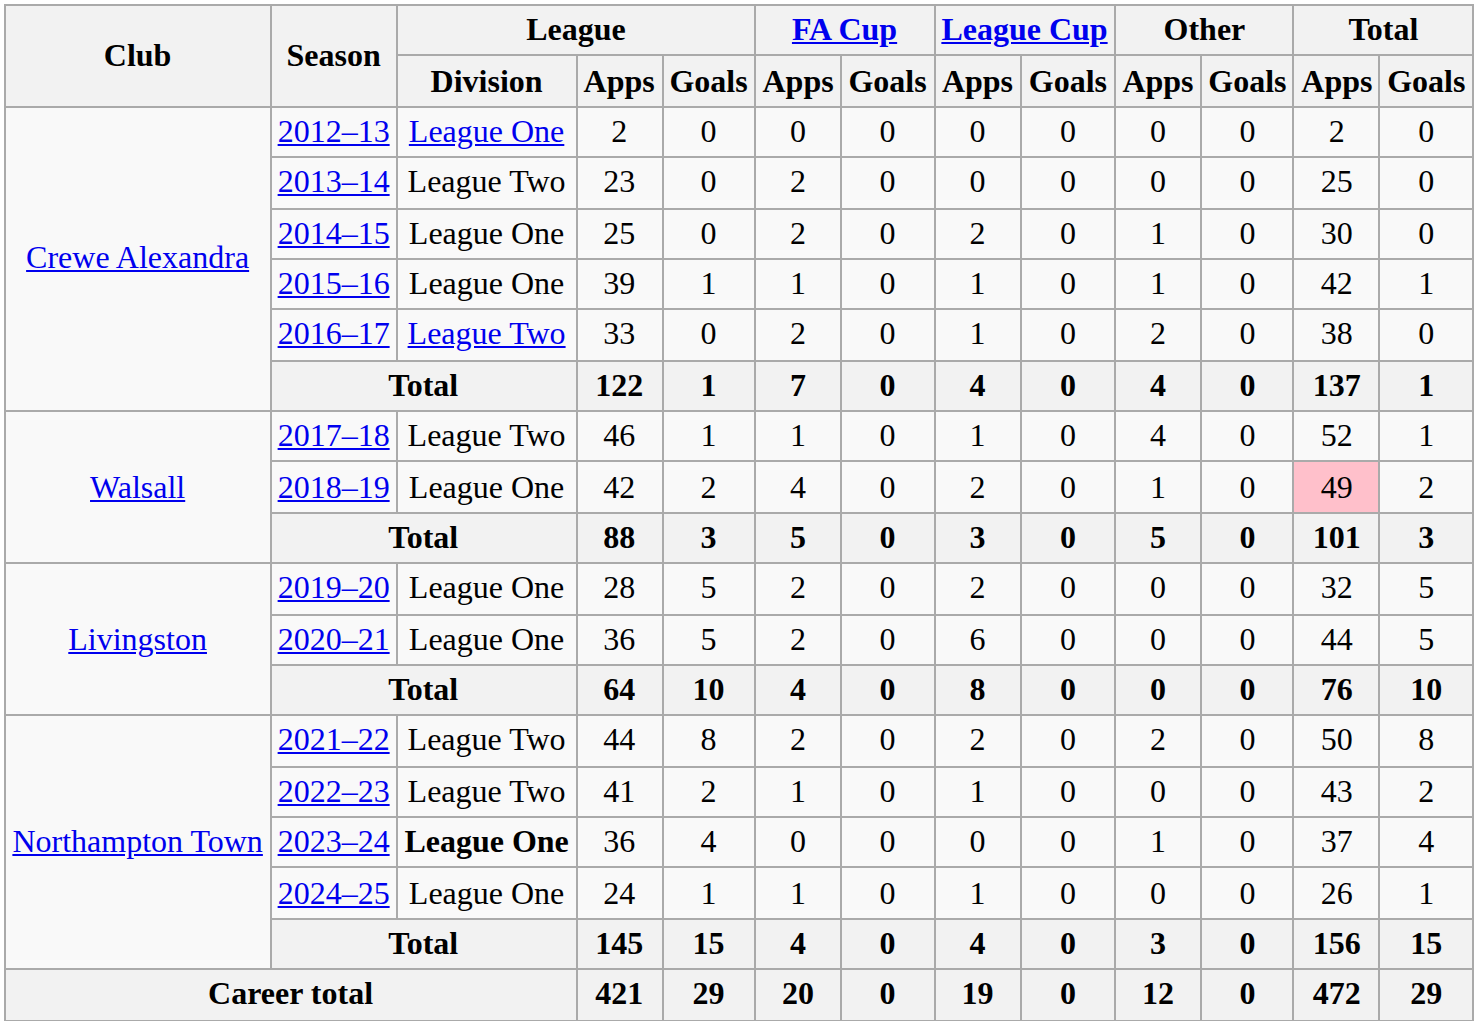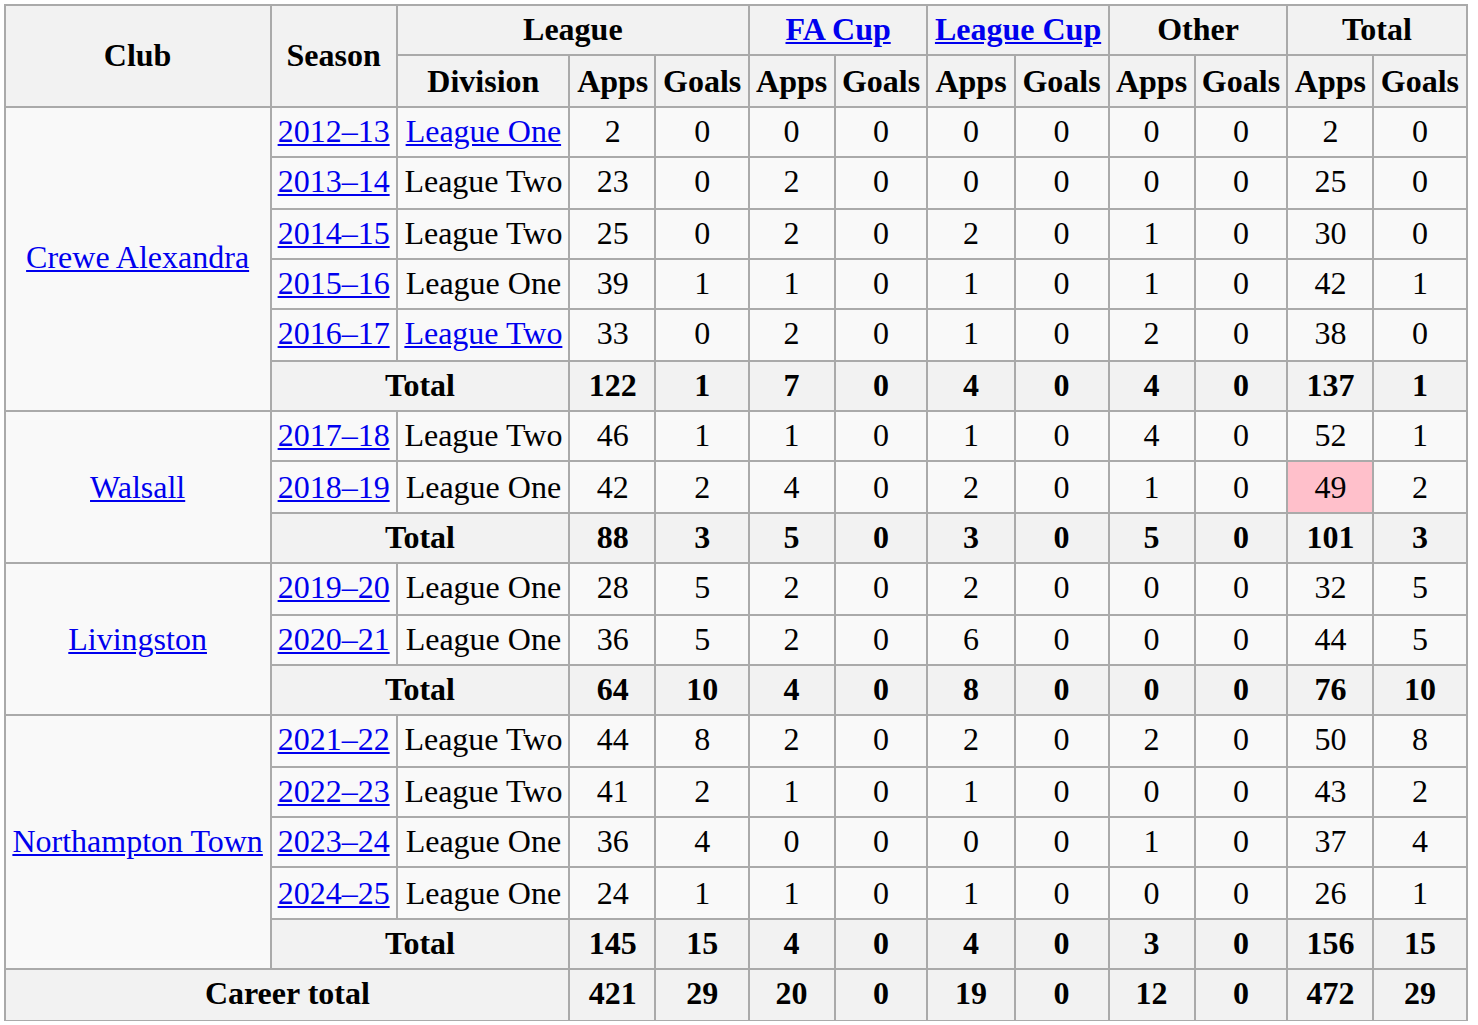(487, 232) League One -> (483, 232) League Two
(487, 841) bold -> (483, 841) normal
